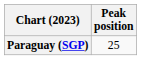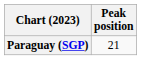(114, 45) 25 -> (114, 45) 21
